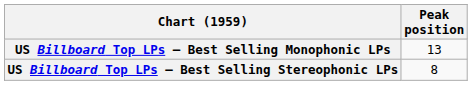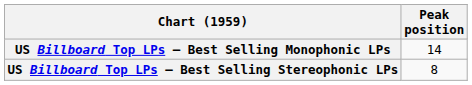(434, 49) 13 -> (434, 49) 14
